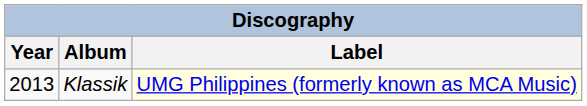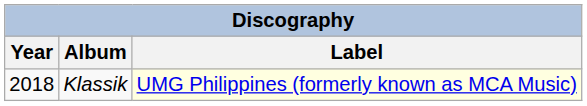(32, 84) 2013 -> (32, 84) 2018
